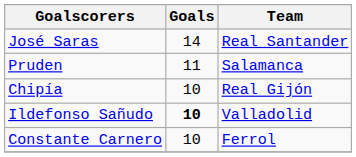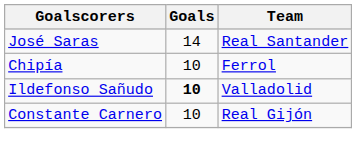- row: (35, 66)
(267, 91) Real Gijón -> (249, 66) Ferrol
(249, 140) Ferrol -> (267, 115) Real Gijón
